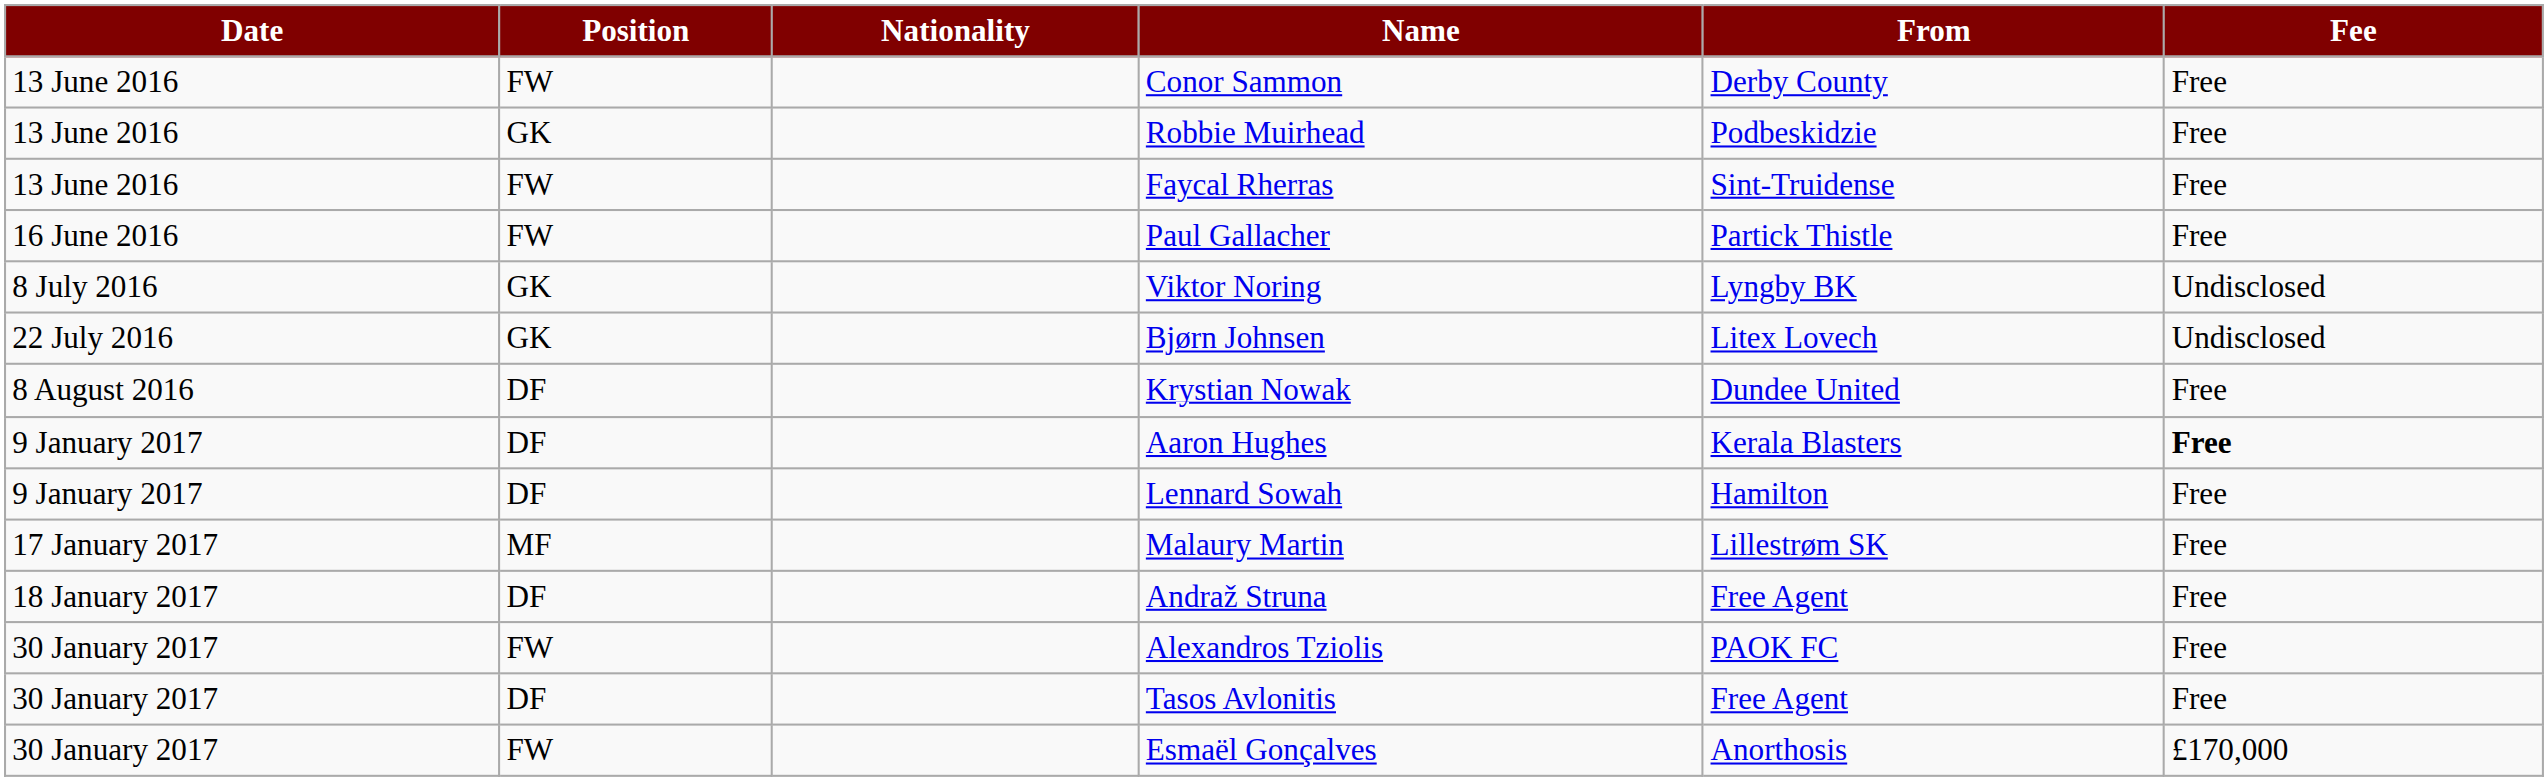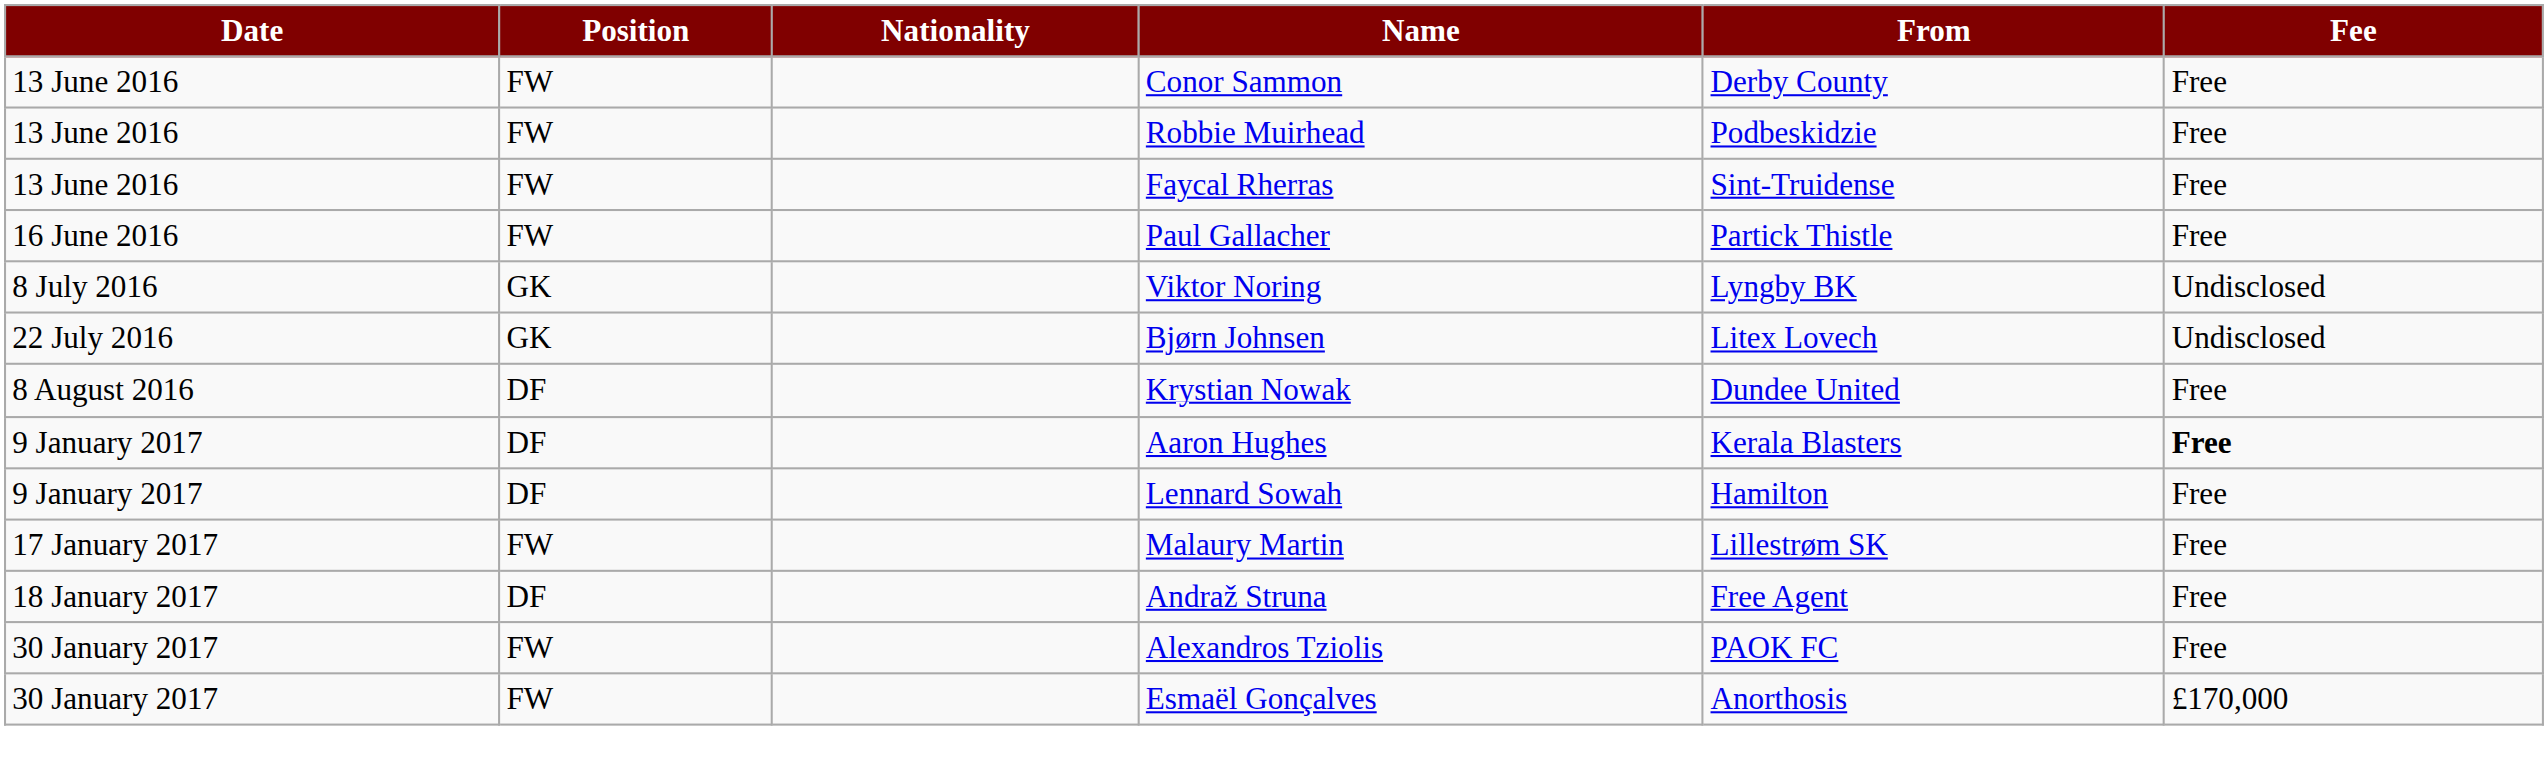(529, 133) GK -> (530, 133) FW
(529, 544) MF -> (530, 544) FW
- row: (1241, 698)
